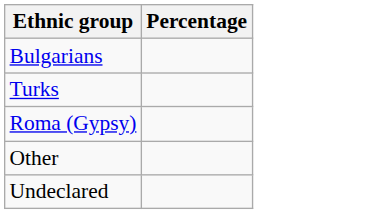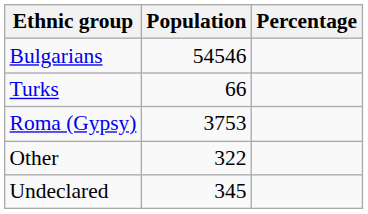+ column: (196, 21)
